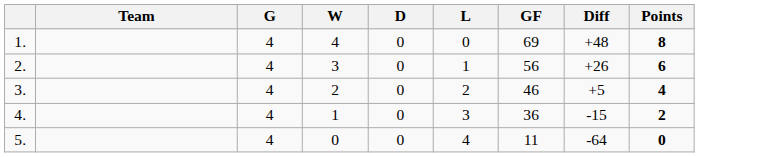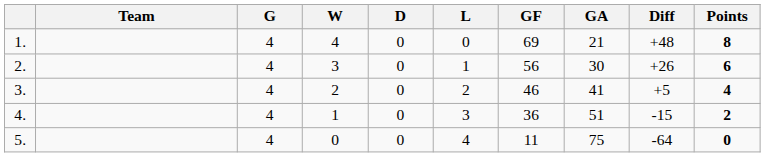+ column: (596, 16)
